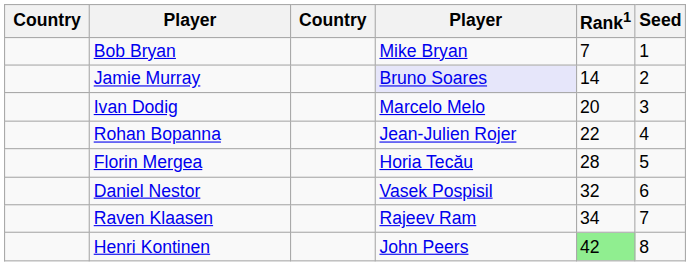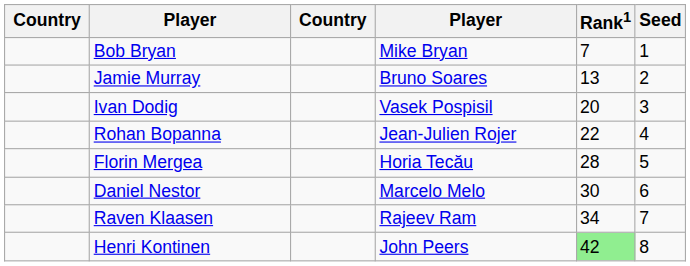(433, 79) lavender background -> (433, 79) no background
(590, 79) 14 -> (590, 79) 13
(432, 106) Marcelo Melo -> (436, 106) Vasek Pospisil
(436, 190) Vasek Pospisil -> (432, 190) Marcelo Melo
(590, 190) 32 -> (590, 190) 30
